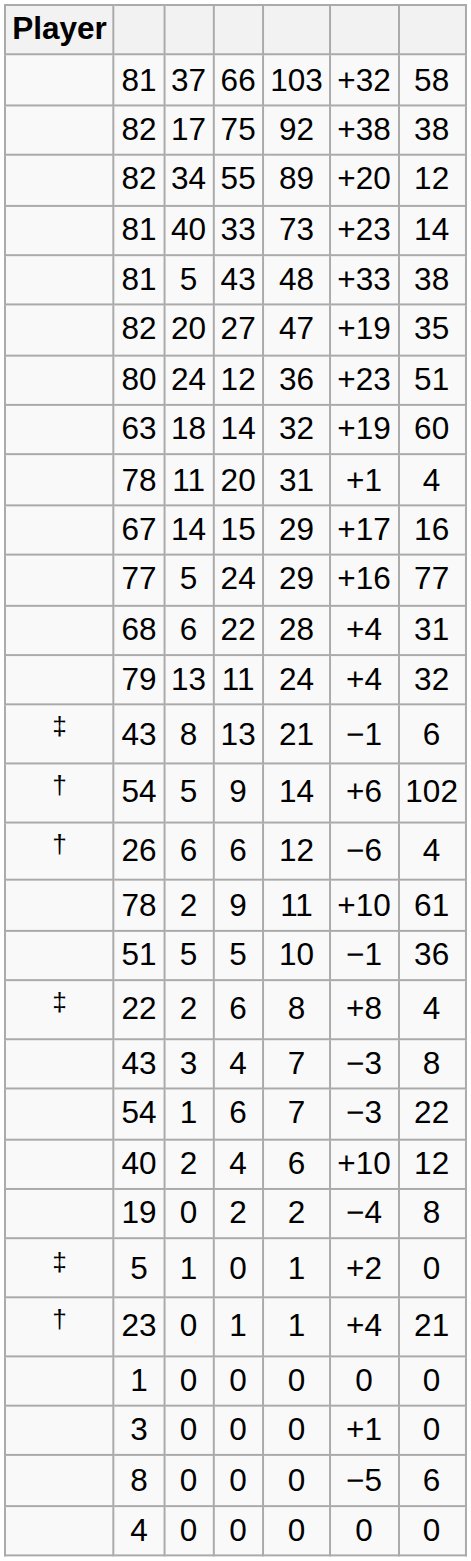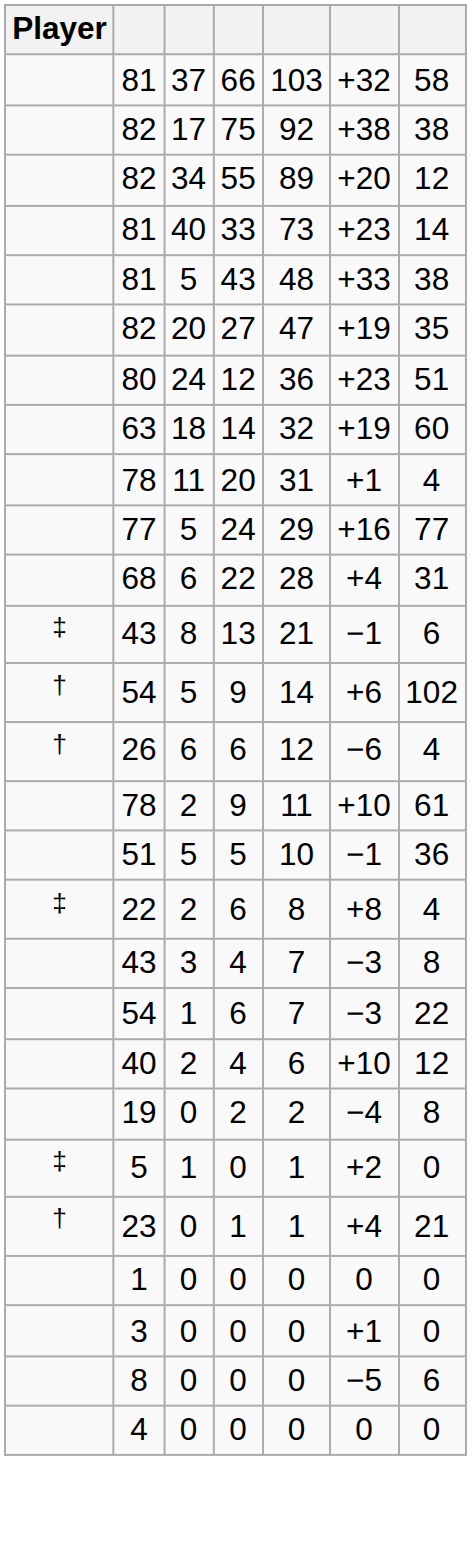- row: (139, 529)
- row: (139, 679)
